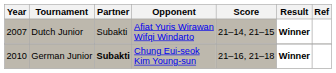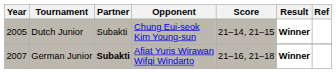(17, 32) 2007 -> (17, 32) 2005
(174, 32) Afiat Yuris Wirawan Wifqi Windarto -> (167, 32) Chung Eui-seok Kim Young-sun
(17, 56) 2010 -> (17, 56) 2007
(167, 56) Chung Eui-seok Kim Young-sun -> (174, 56) Afiat Yuris Wirawan Wifqi Windarto
